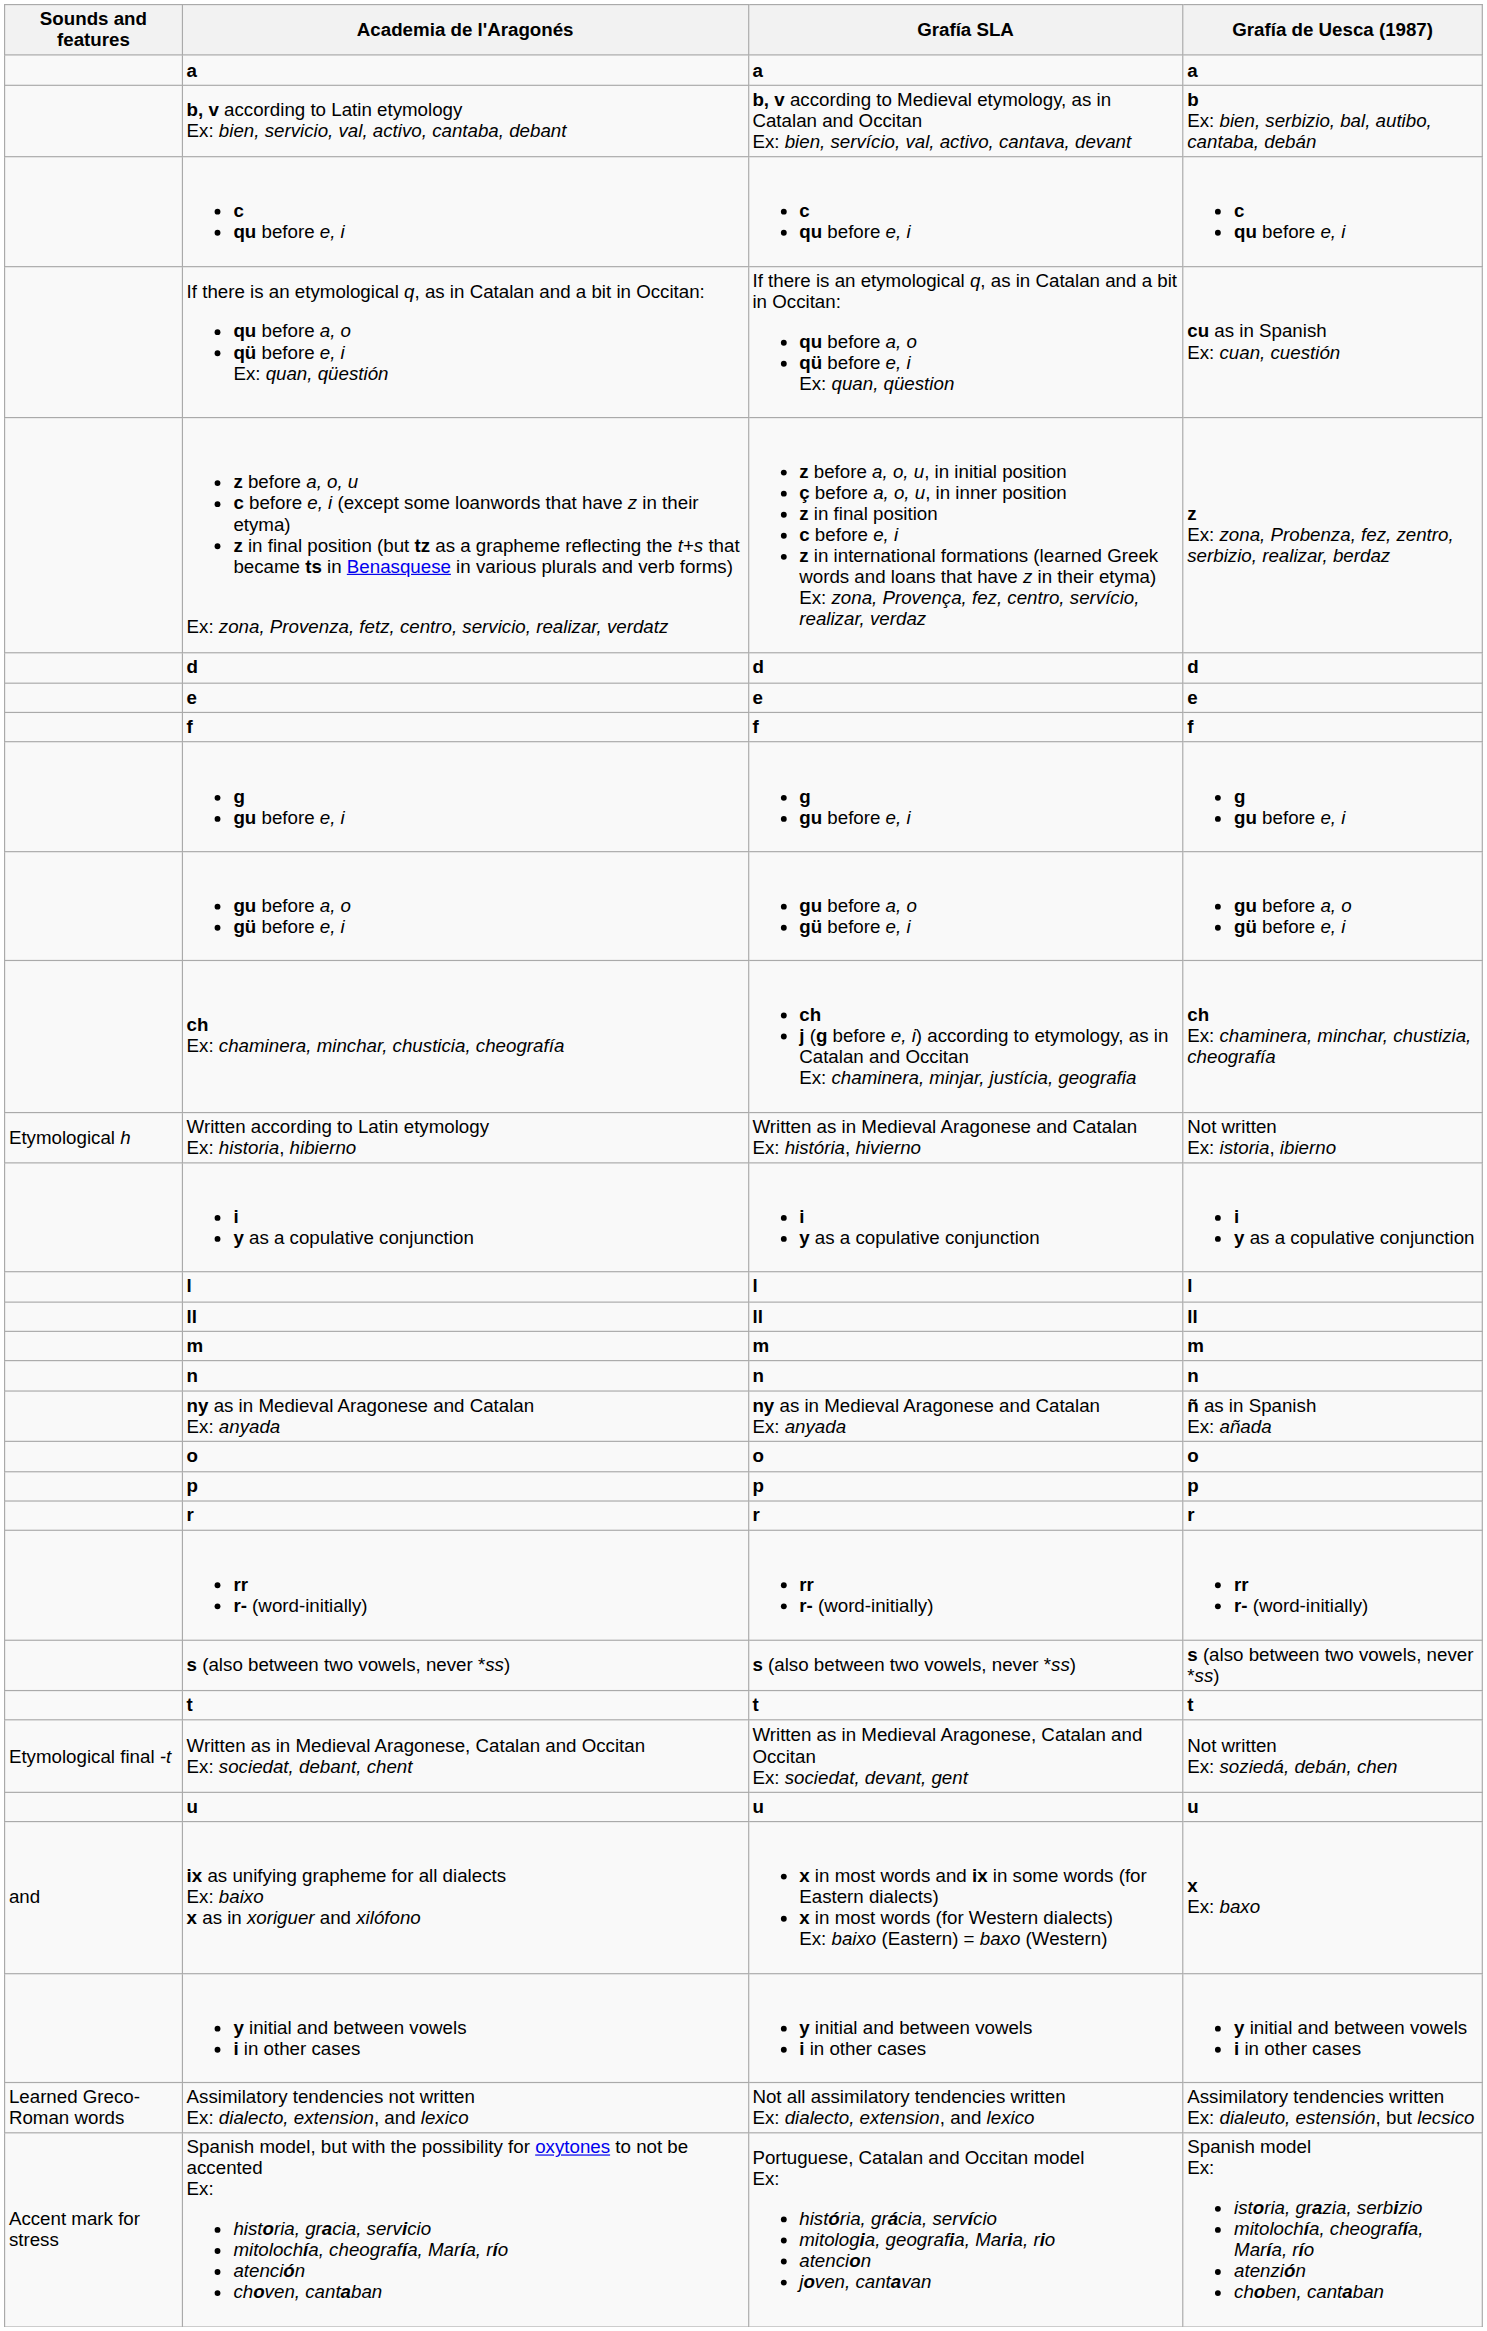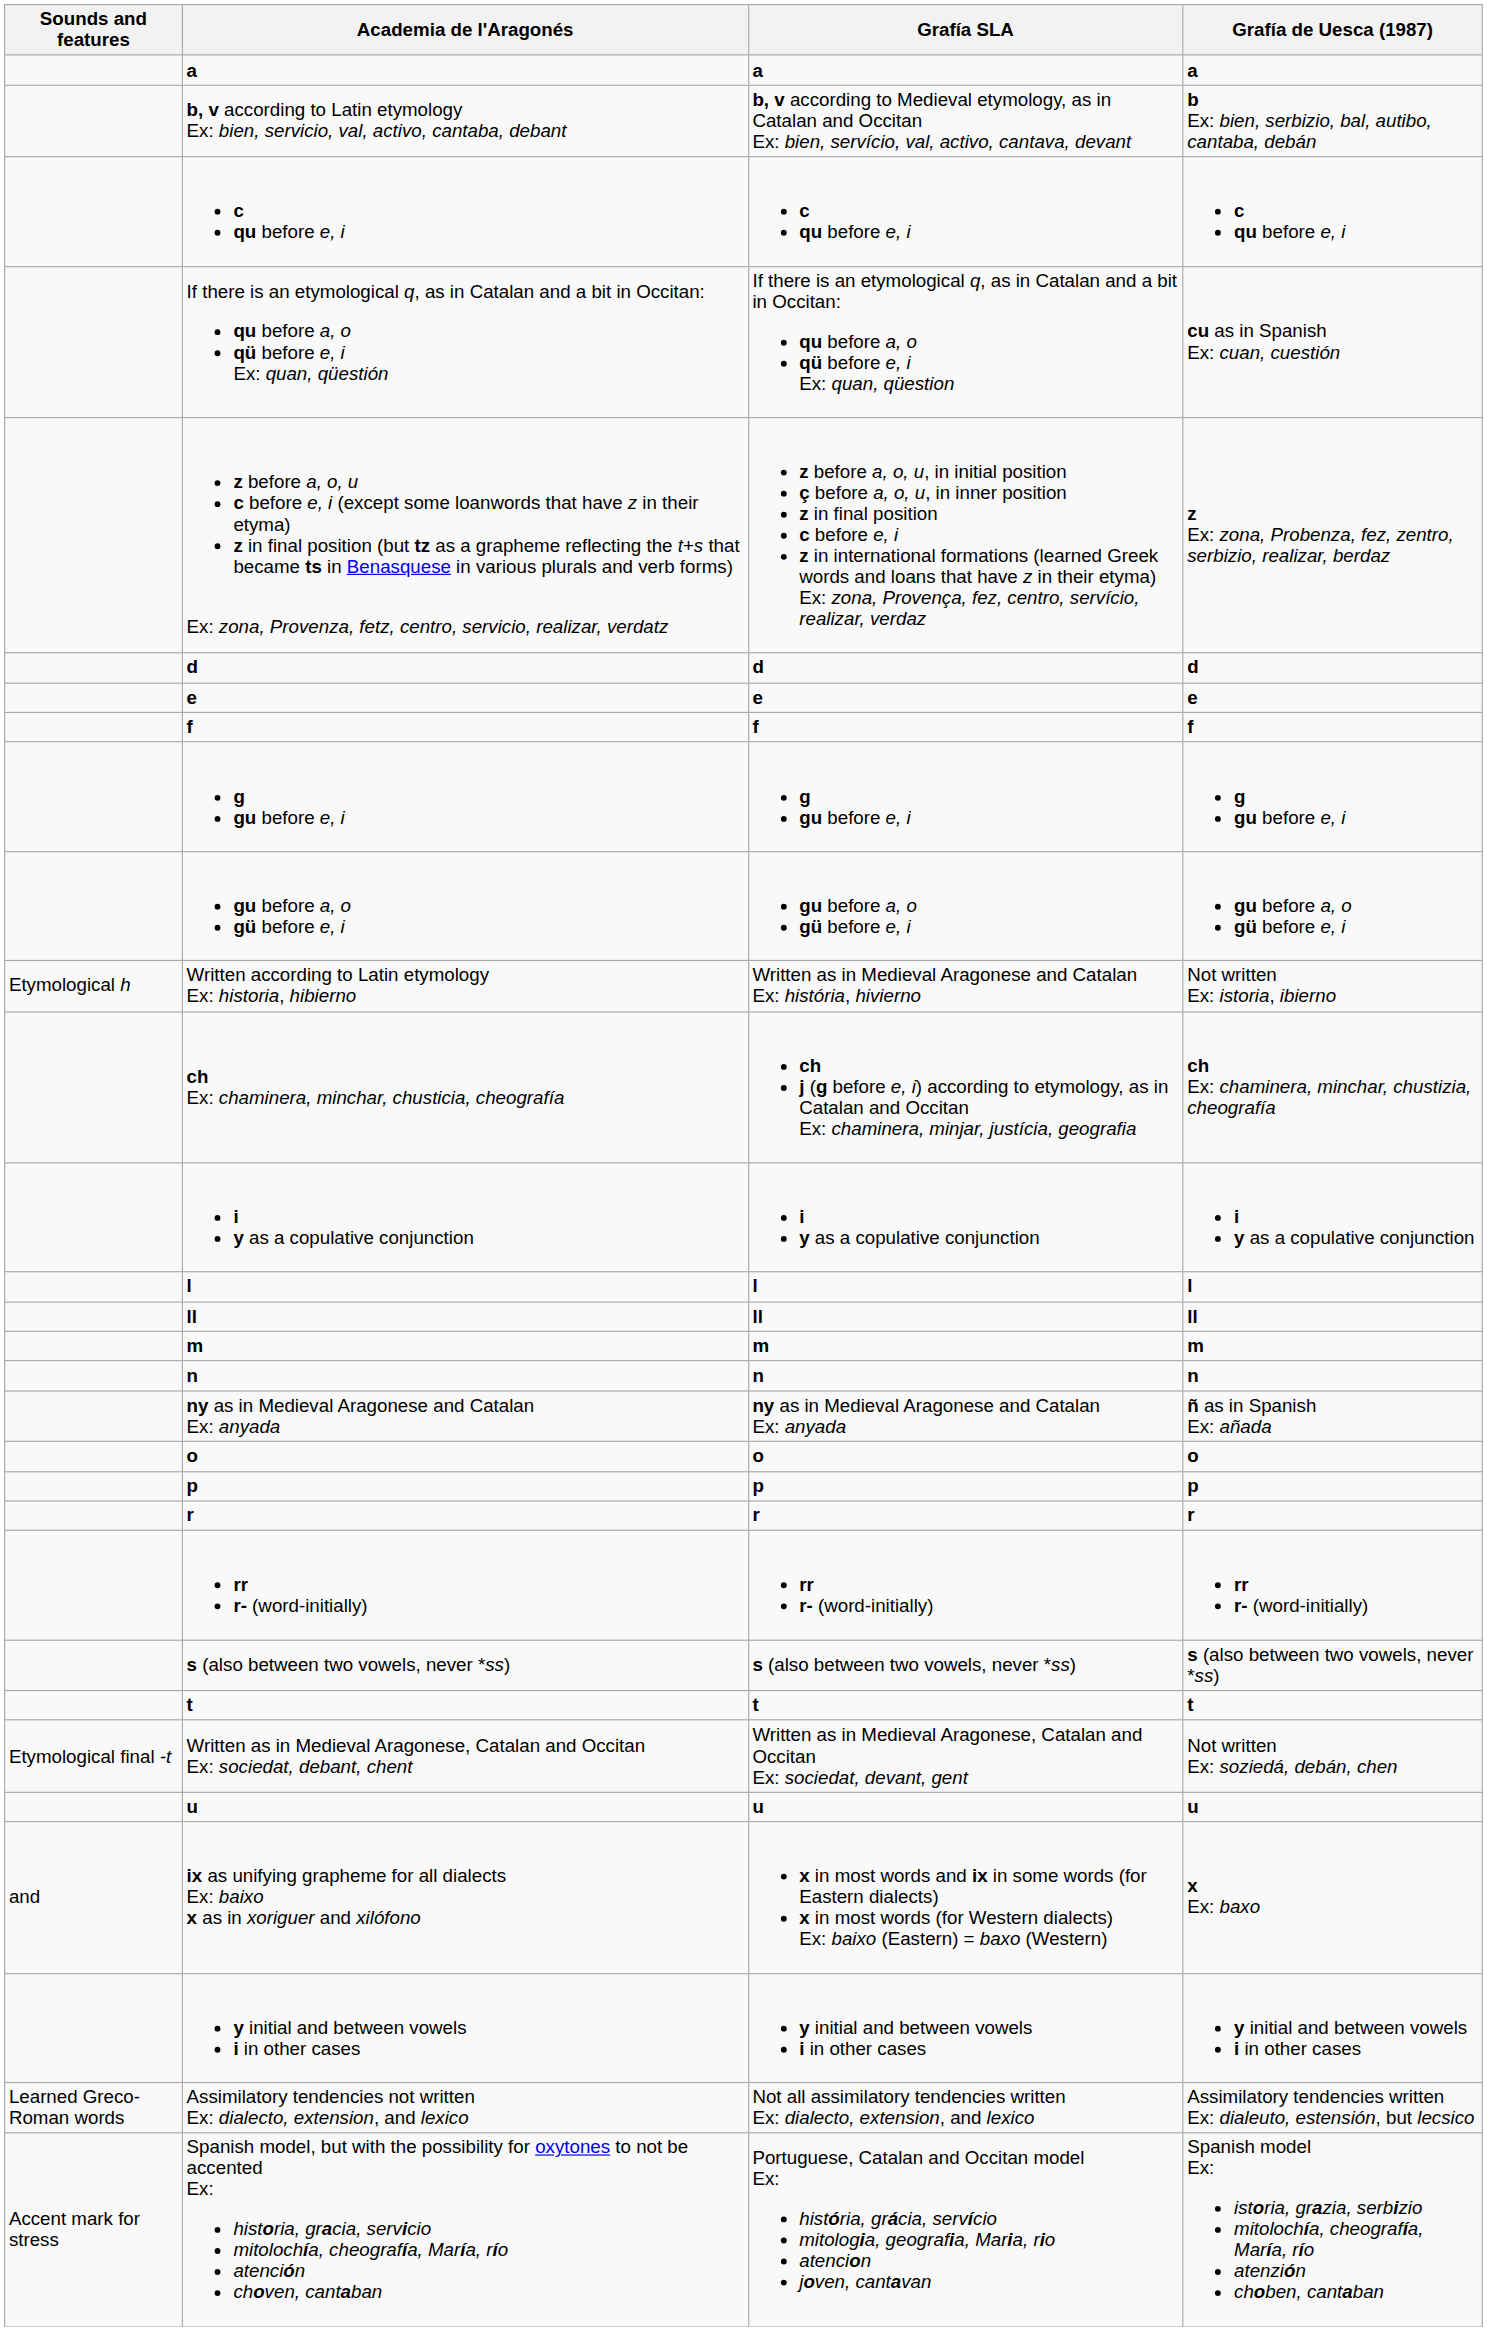rows swapped: (375, 1036) <-> (338, 1137)
